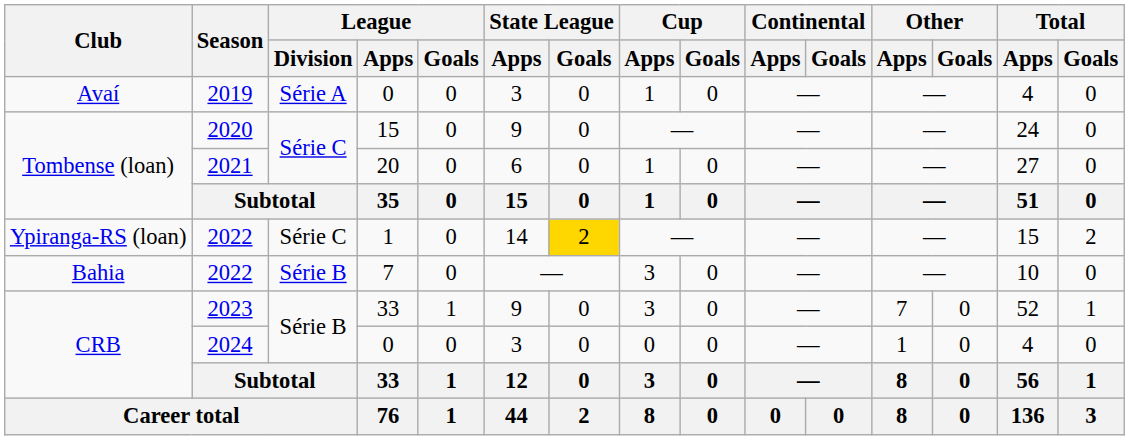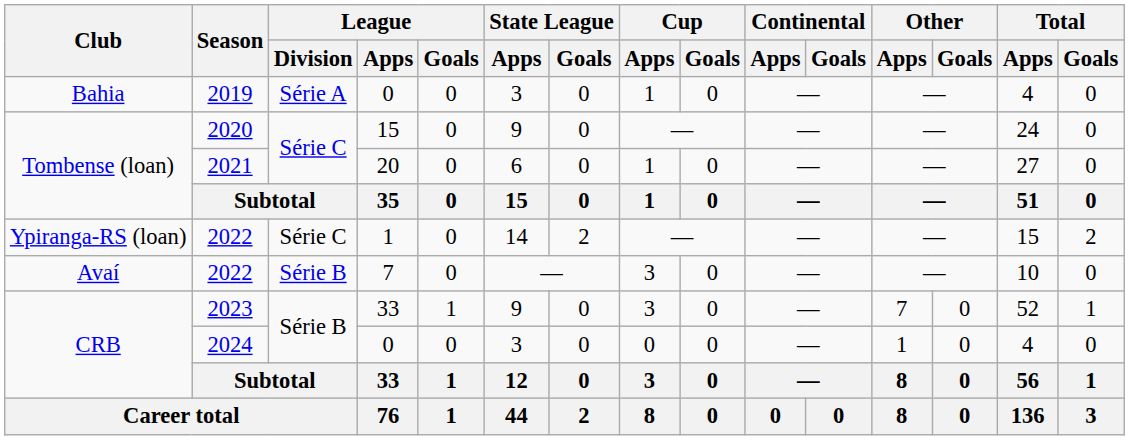(98, 93) Avaí -> (98, 93) Bahia
(584, 237) gold background -> (584, 237) no background
(98, 272) Bahia -> (98, 272) Avaí
